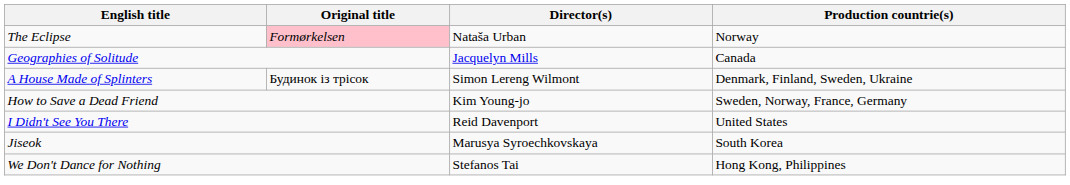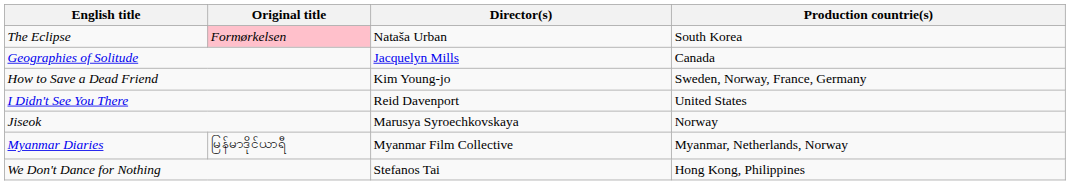(737, 36) Norway -> (708, 36) South Korea
- row: (80, 79)
(749, 143) South Korea -> (696, 121) Norway
+ row: (55, 145)
